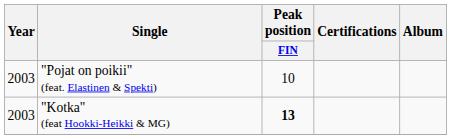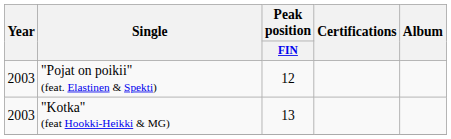(288, 78) 10 -> (288, 78) 12
(288, 115) bold -> (288, 115) normal
